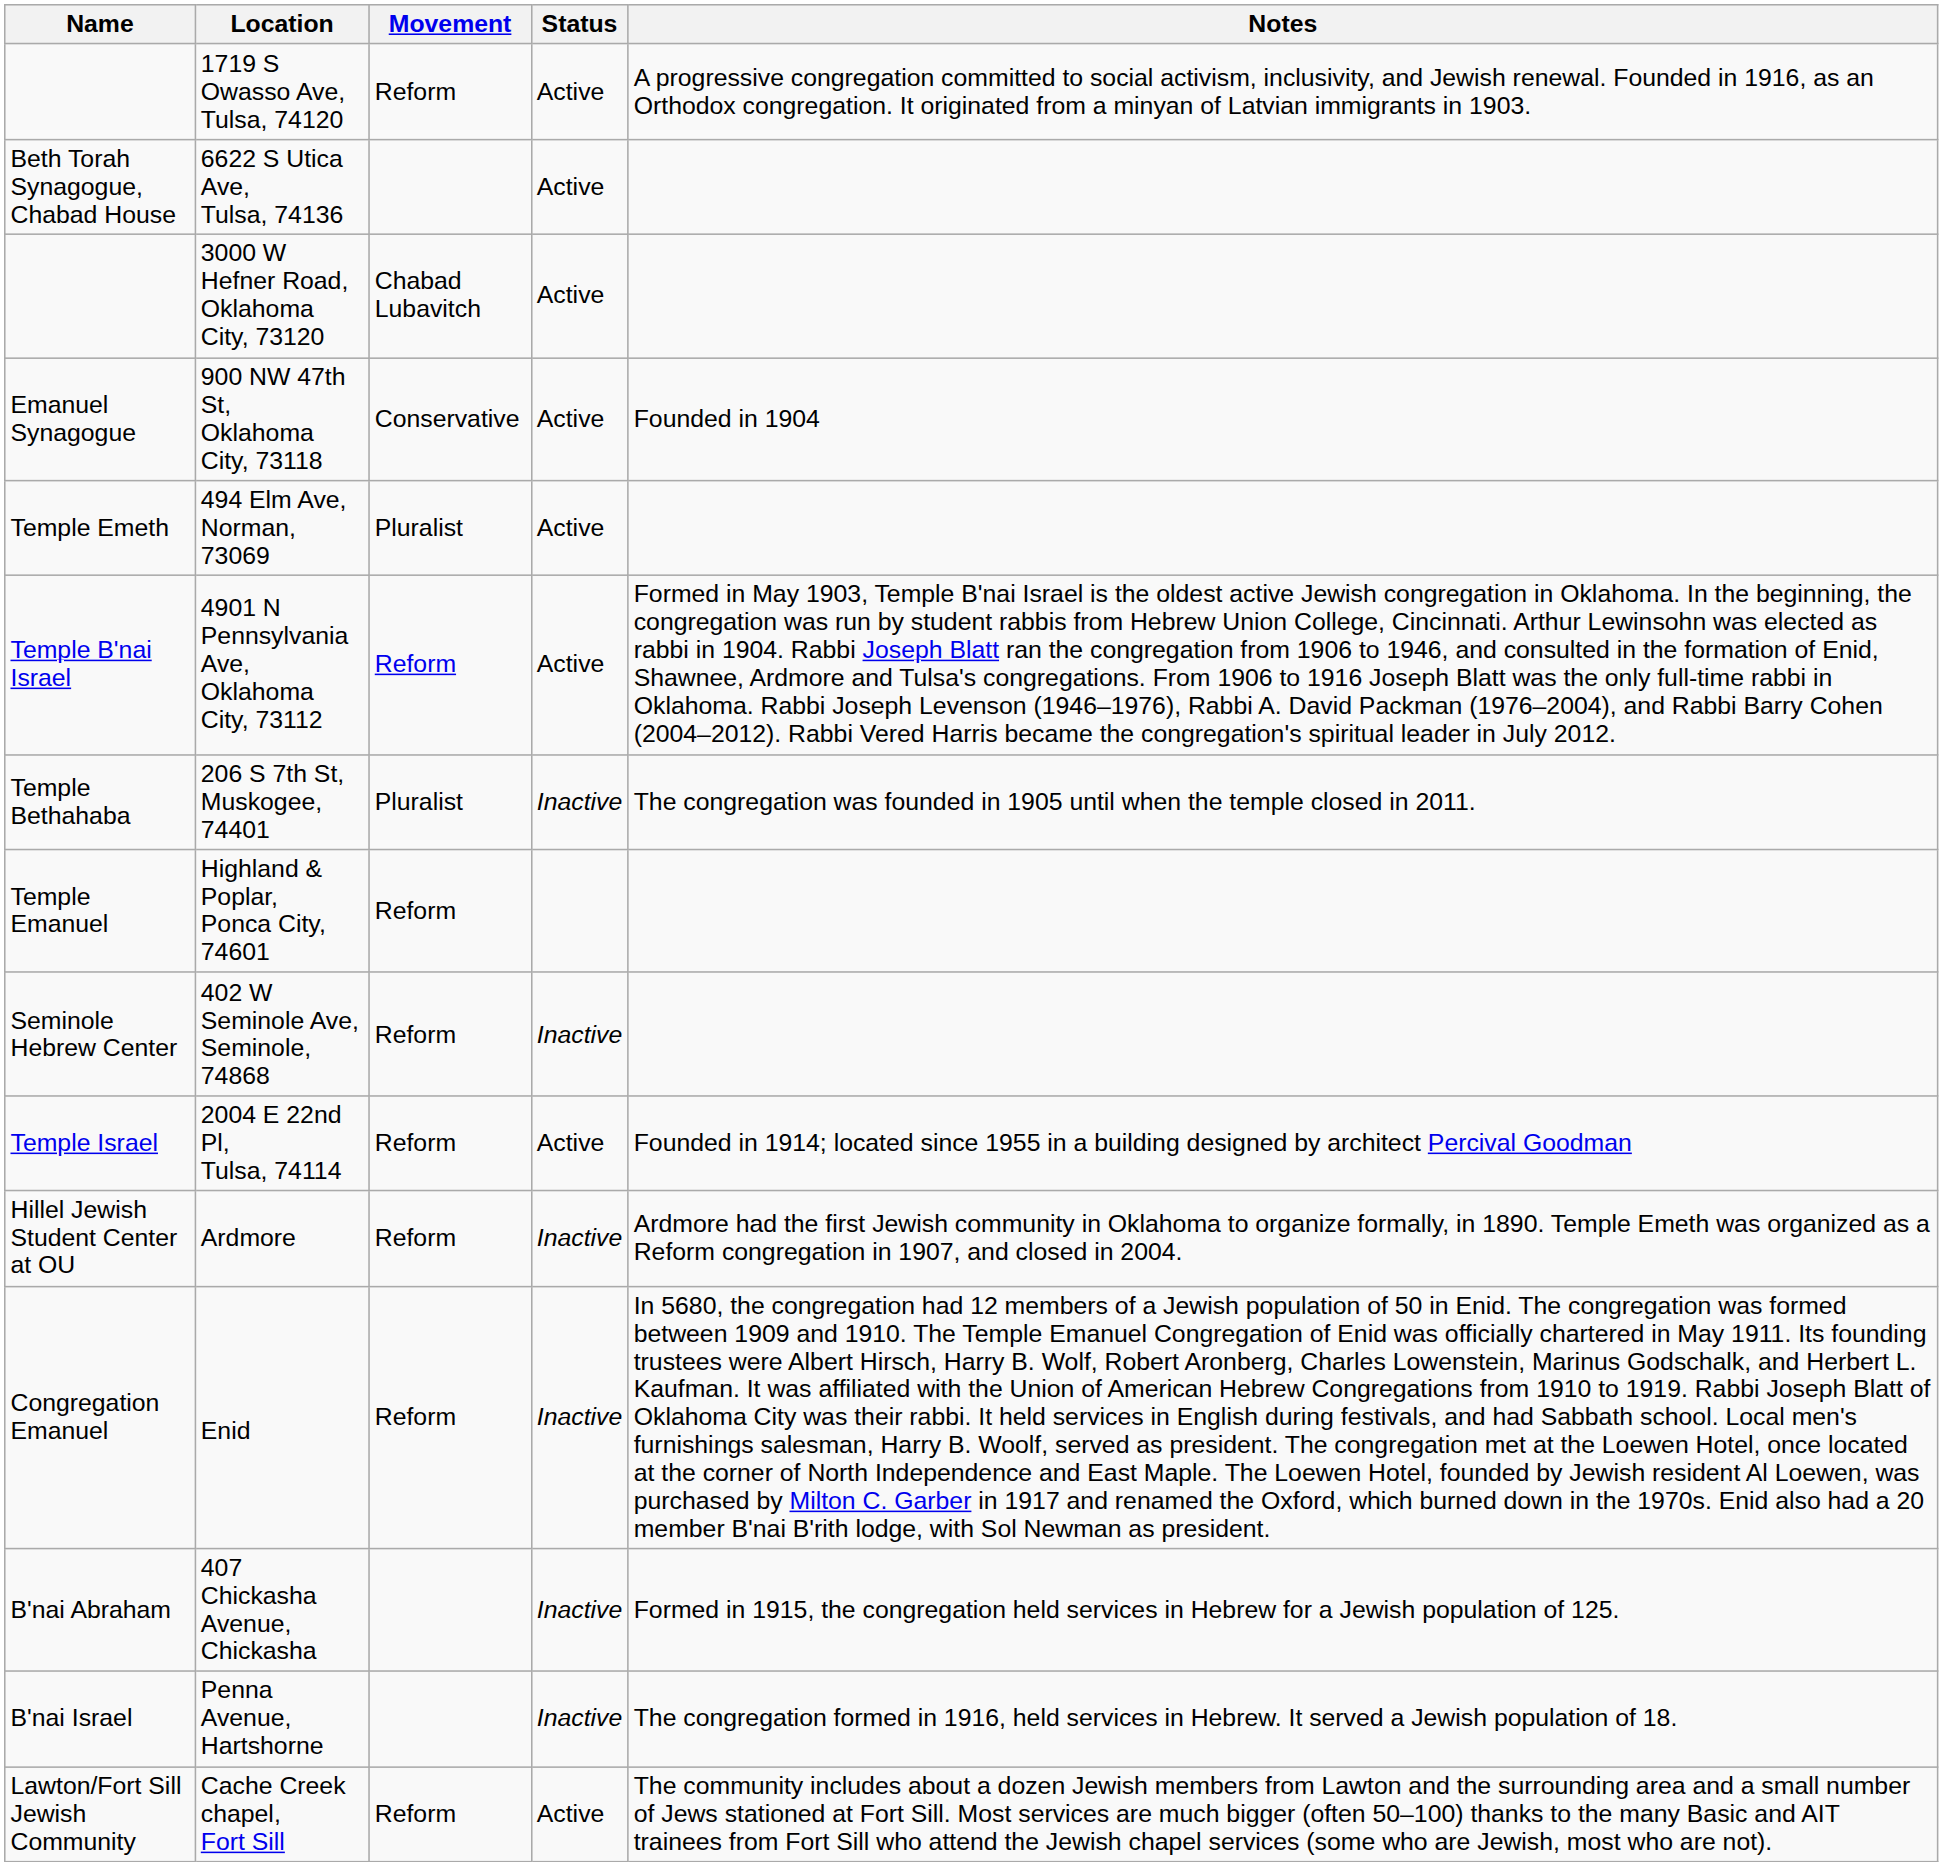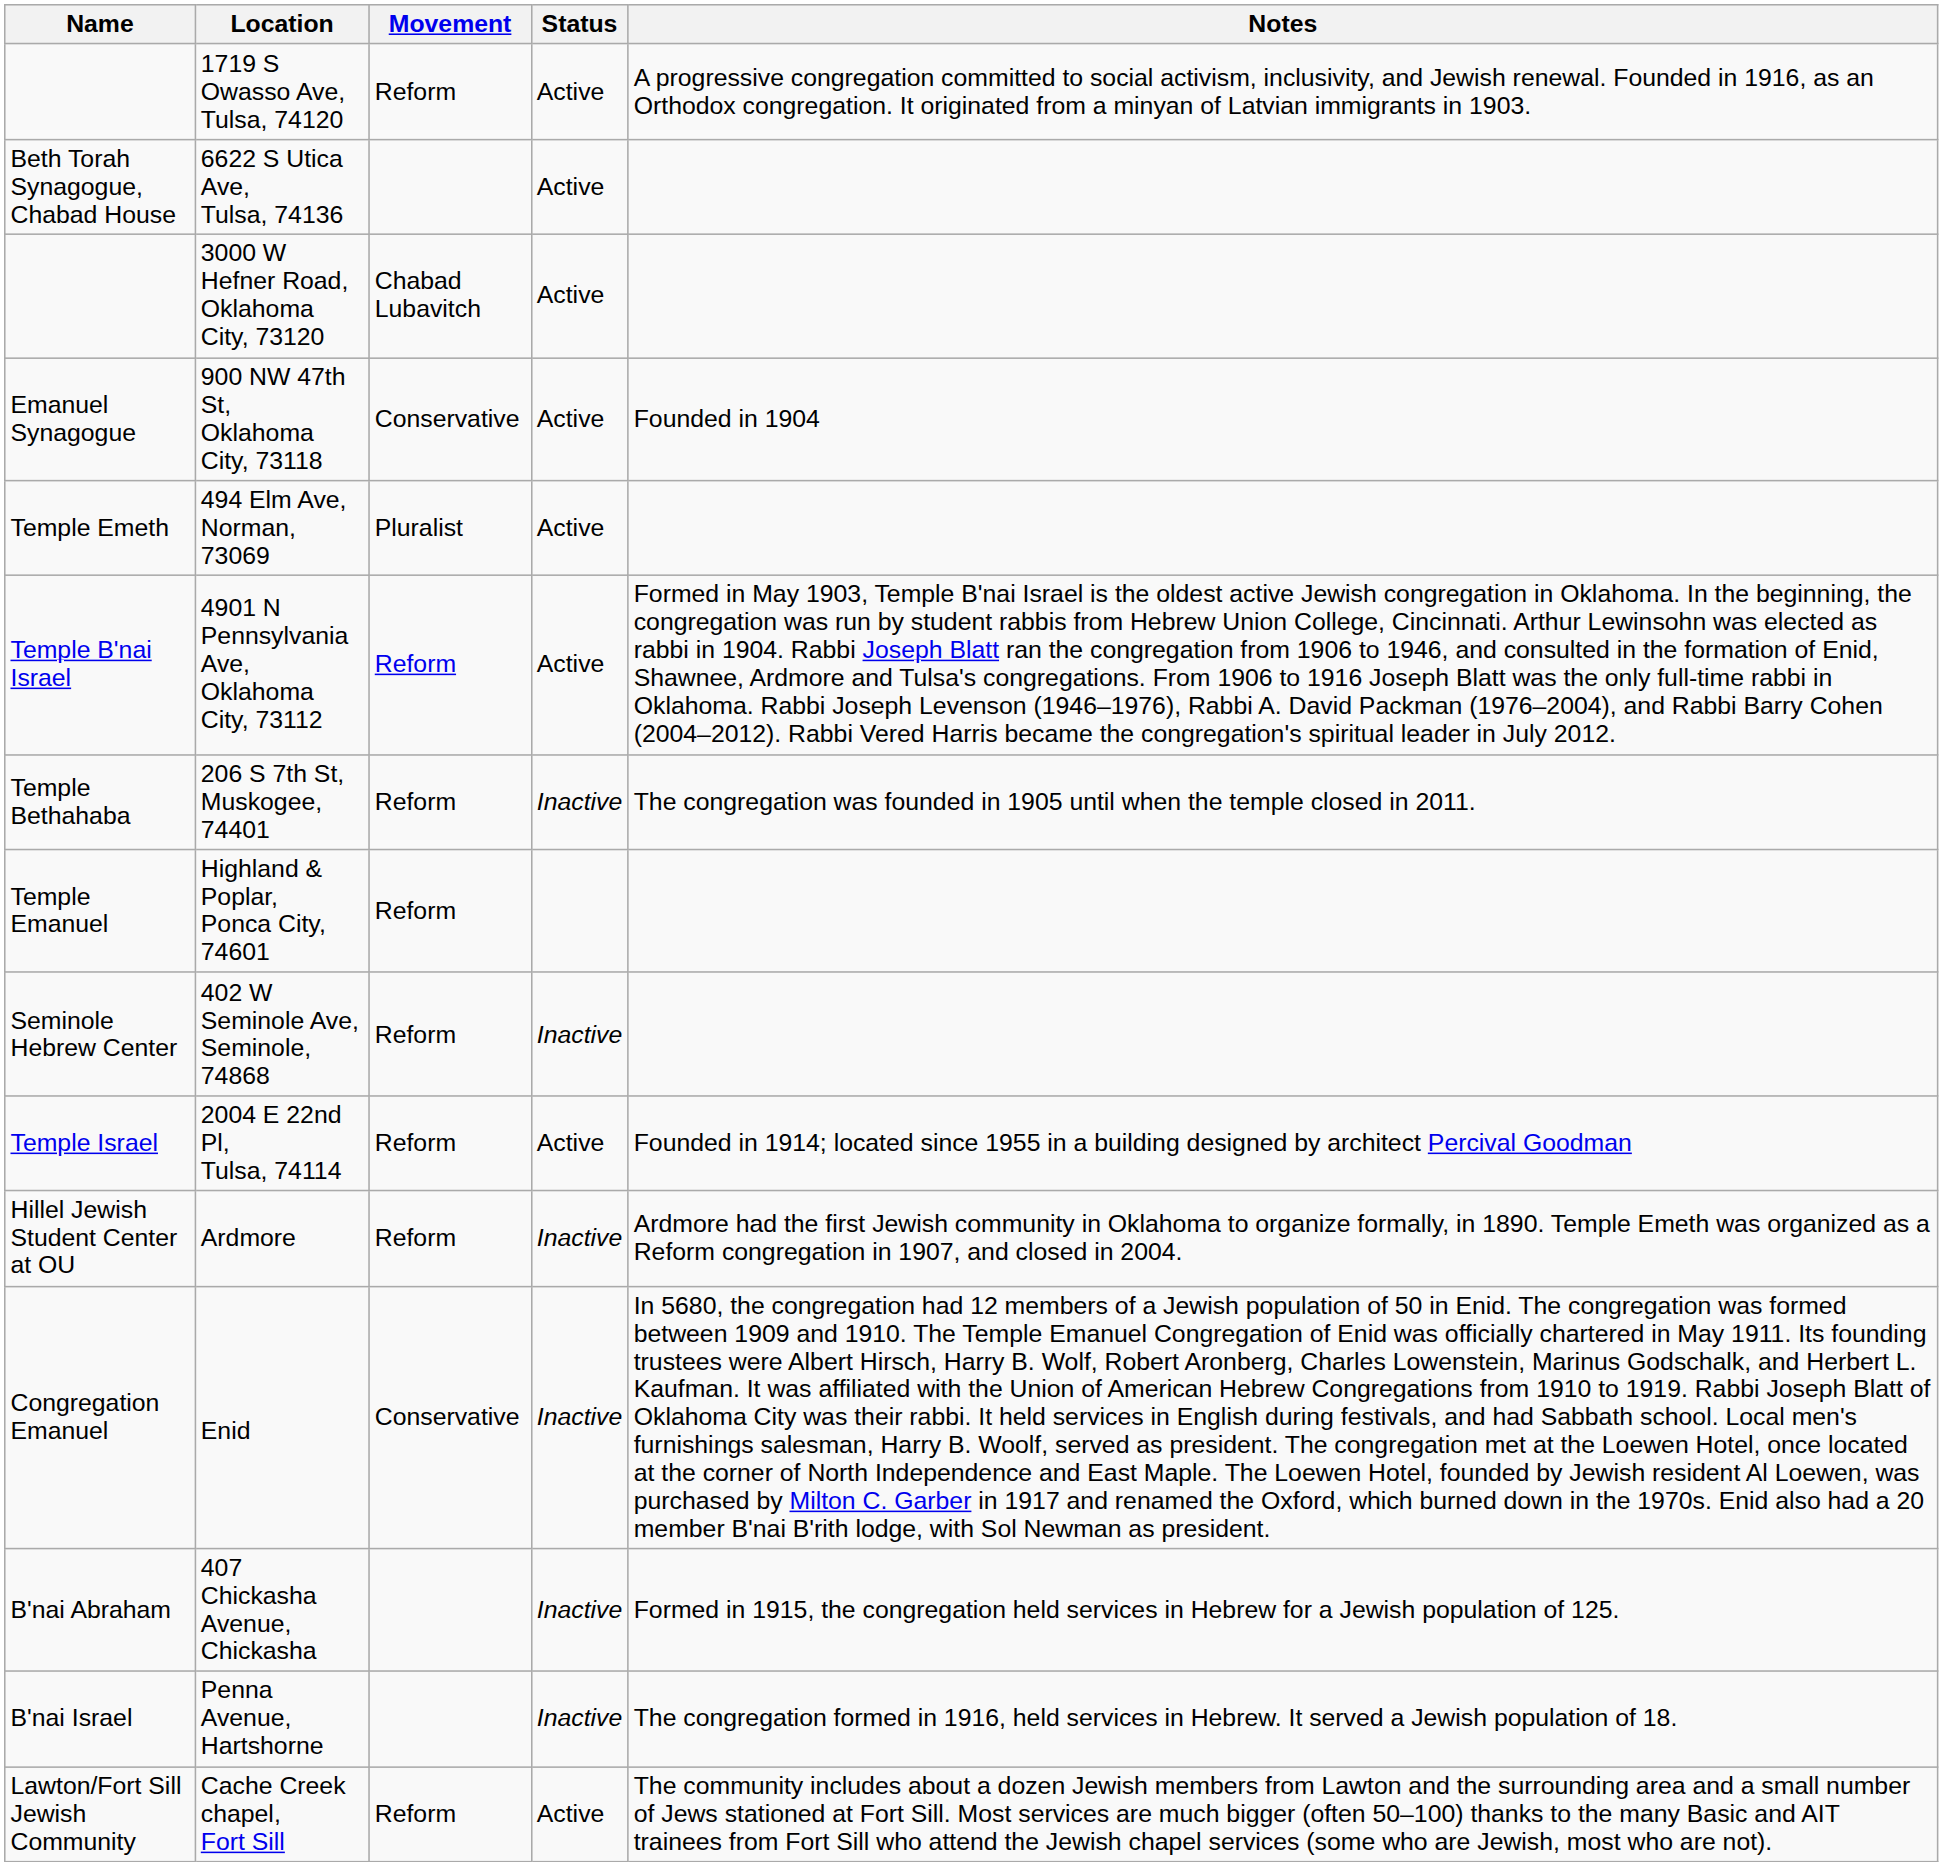(419, 801) Pluralist -> (415, 801) Reform
(415, 1416) Reform -> (447, 1416) Conservative
